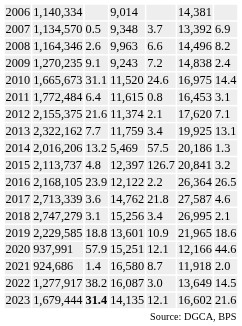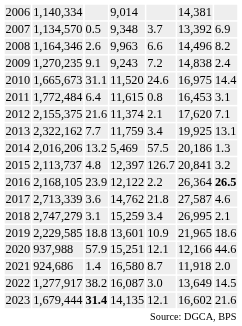(226, 181) normal -> (226, 181) bold
(127, 215) 15,256 -> (127, 215) 15,259
(53, 249) 937,991 -> (53, 249) 937,988
